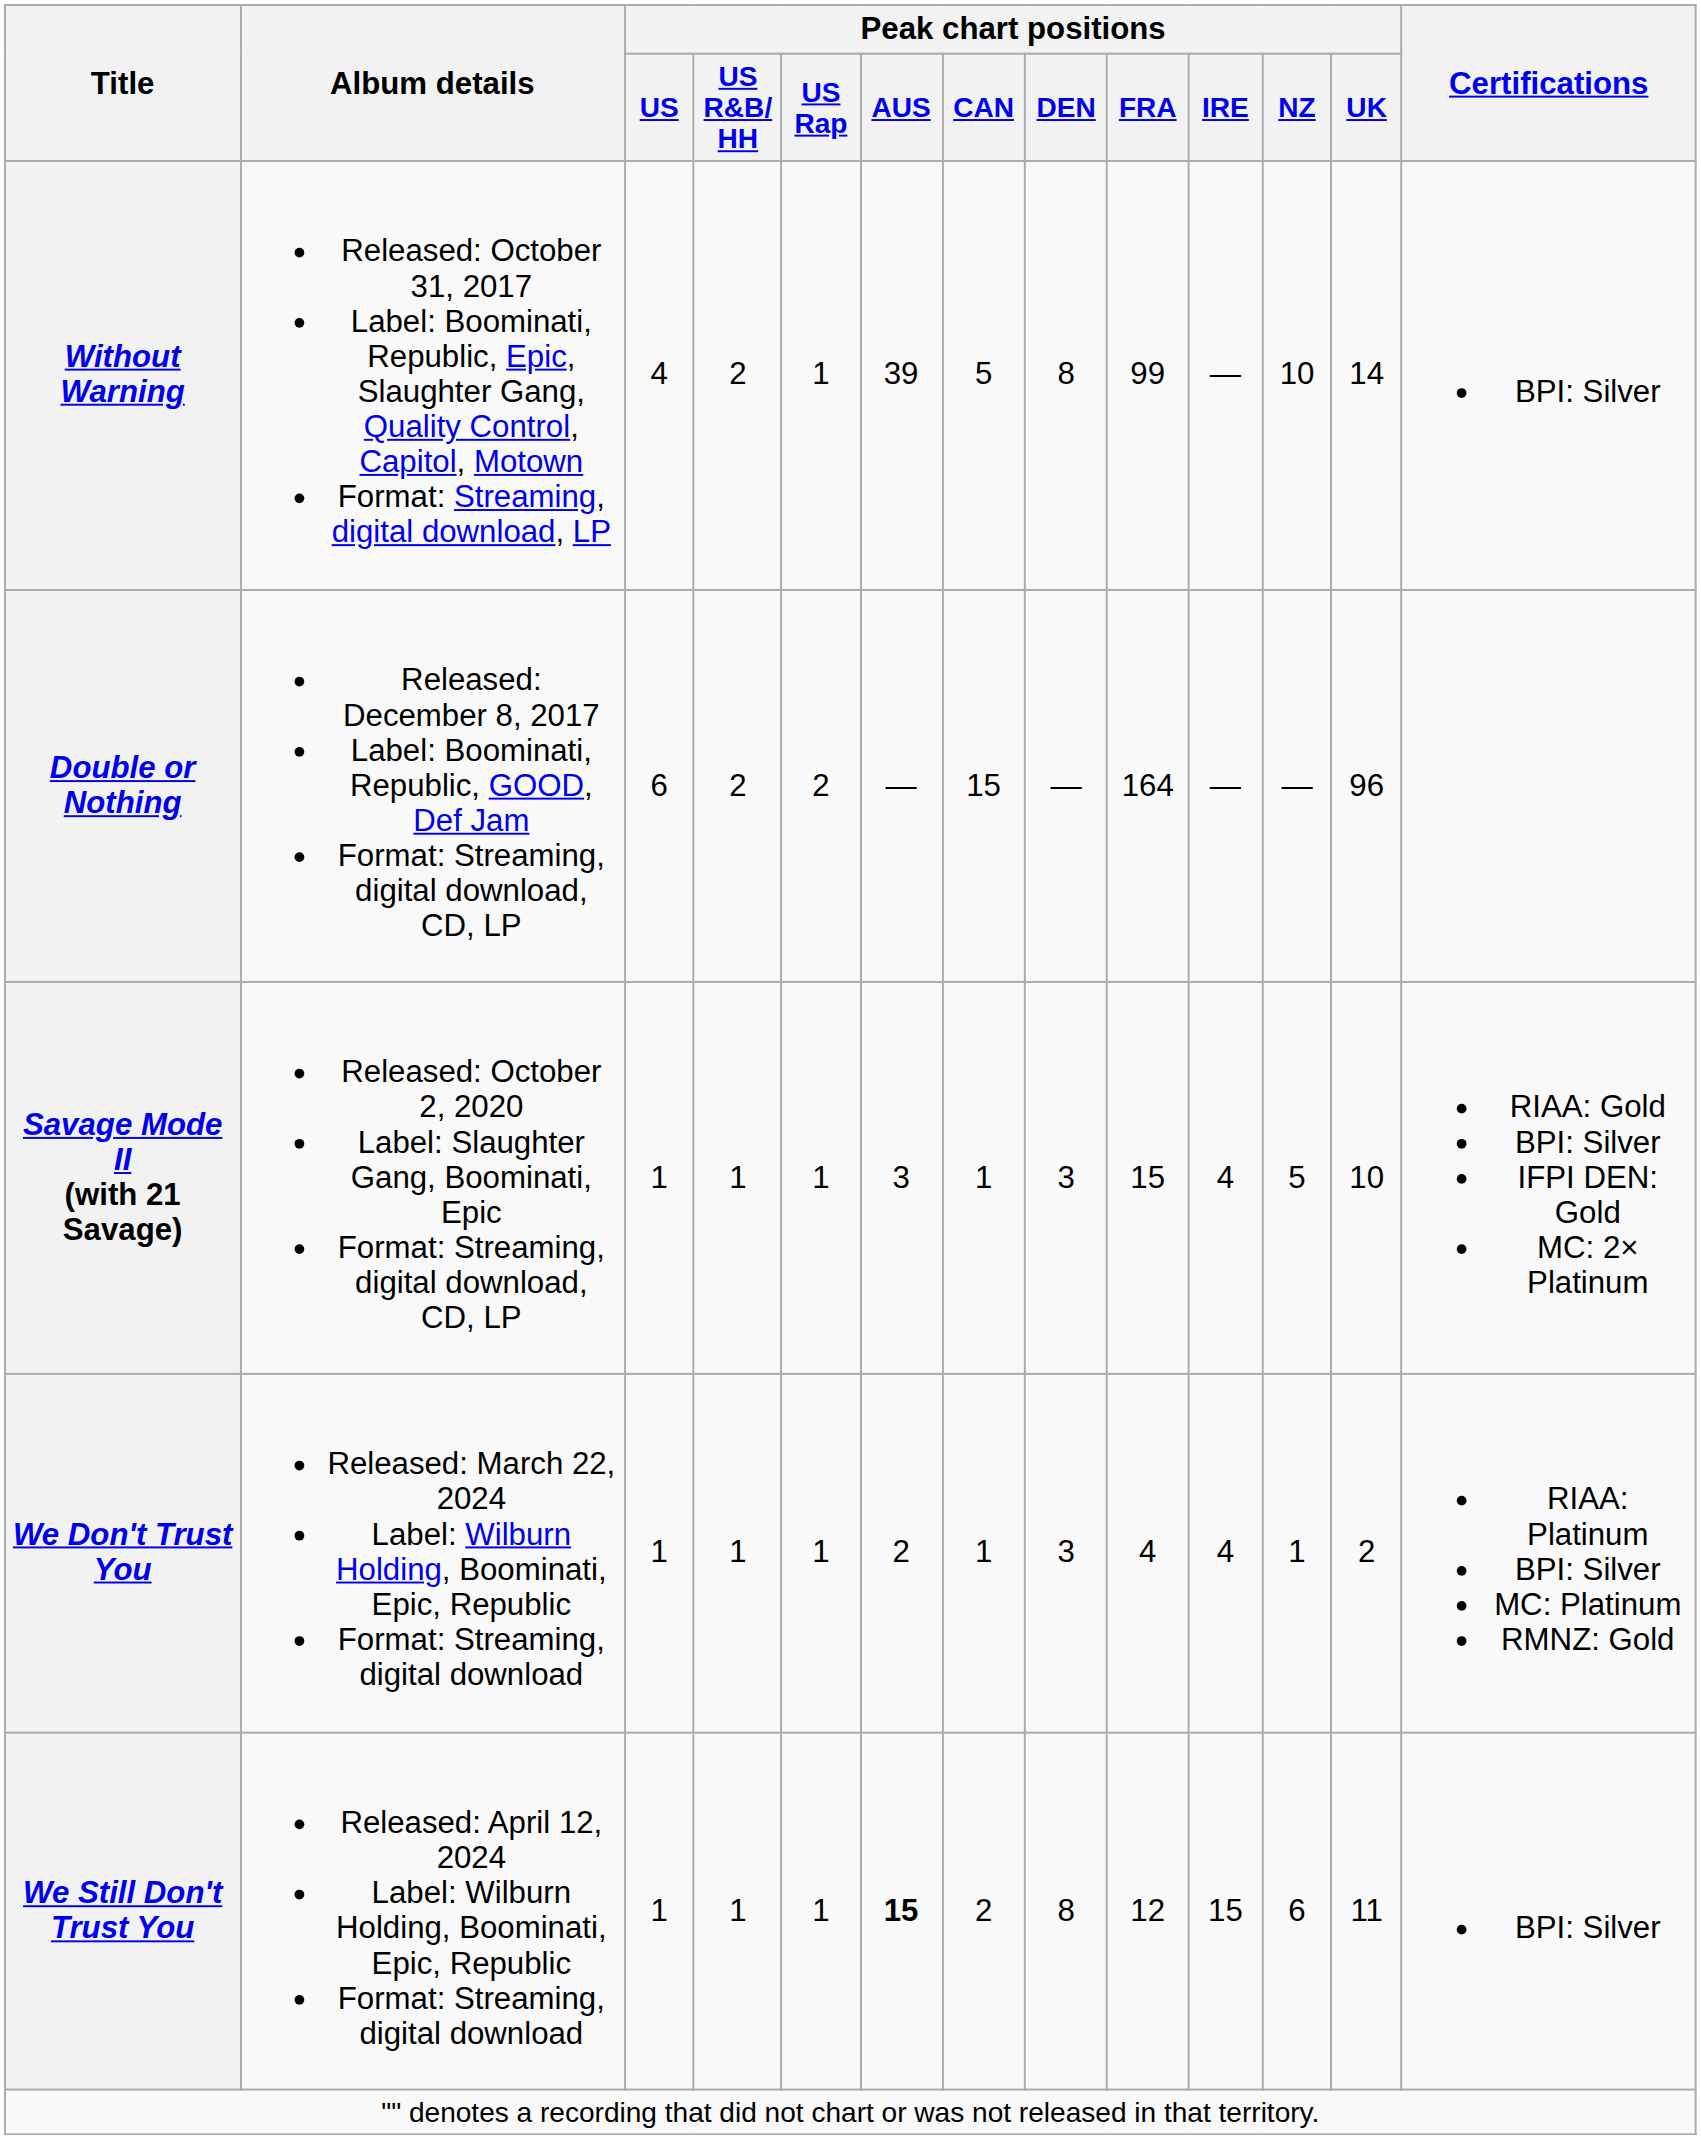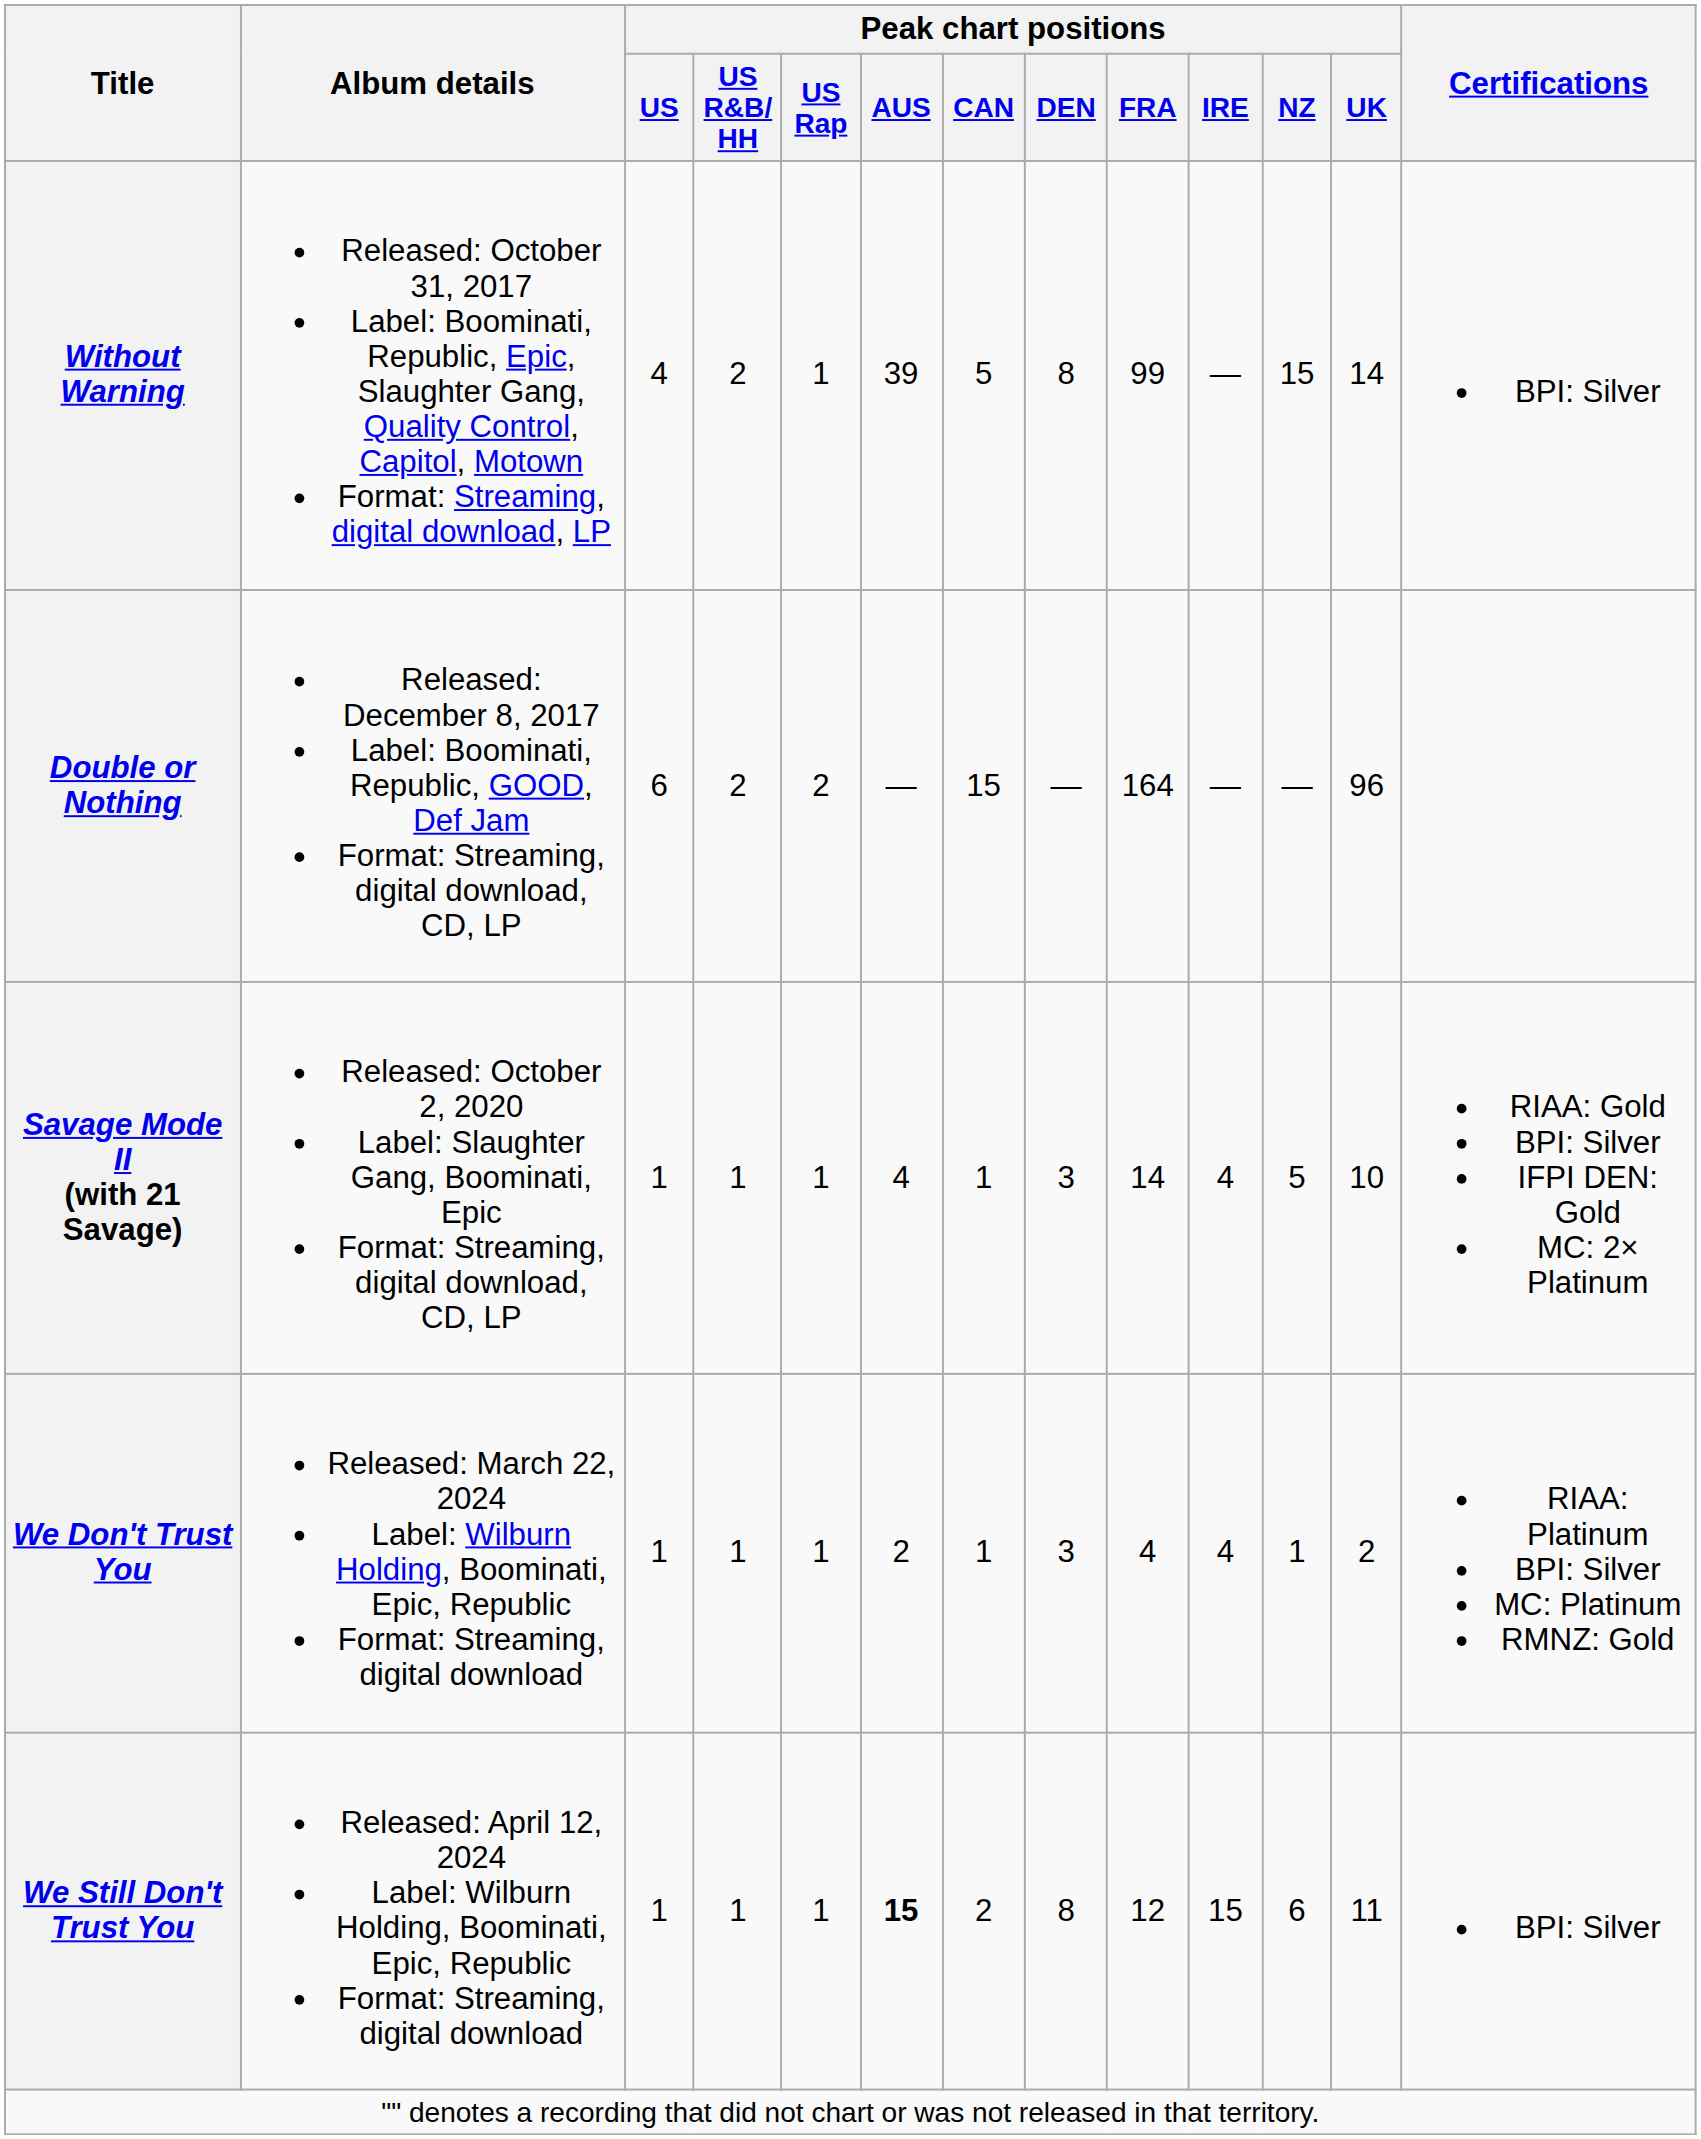(1297, 374) 10 -> (1297, 374) 15
(901, 1177) 3 -> (901, 1177) 4
(1148, 1177) 15 -> (1148, 1177) 14
